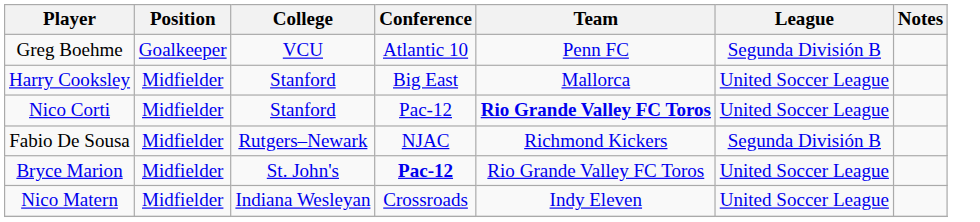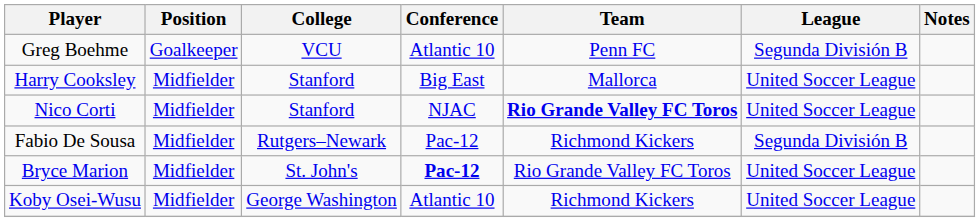(426, 110) Pac-12 -> (452, 110) NJAC
(426, 140) NJAC -> (452, 140) Pac-12
- row: (70, 200)
+ row: (75, 200)
